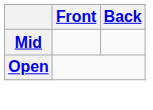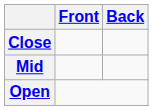+ row: (30, 42)
